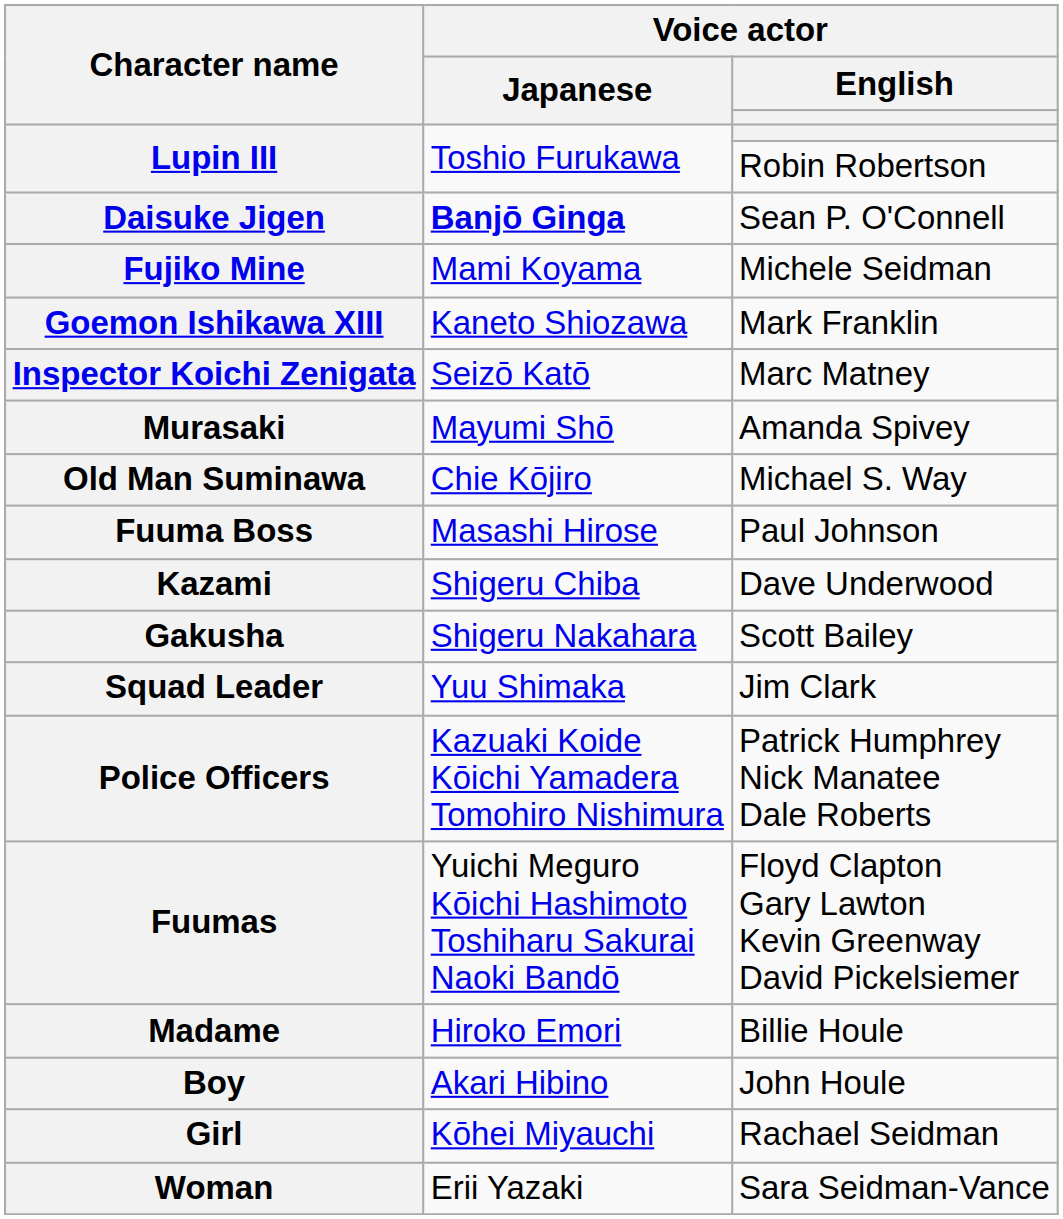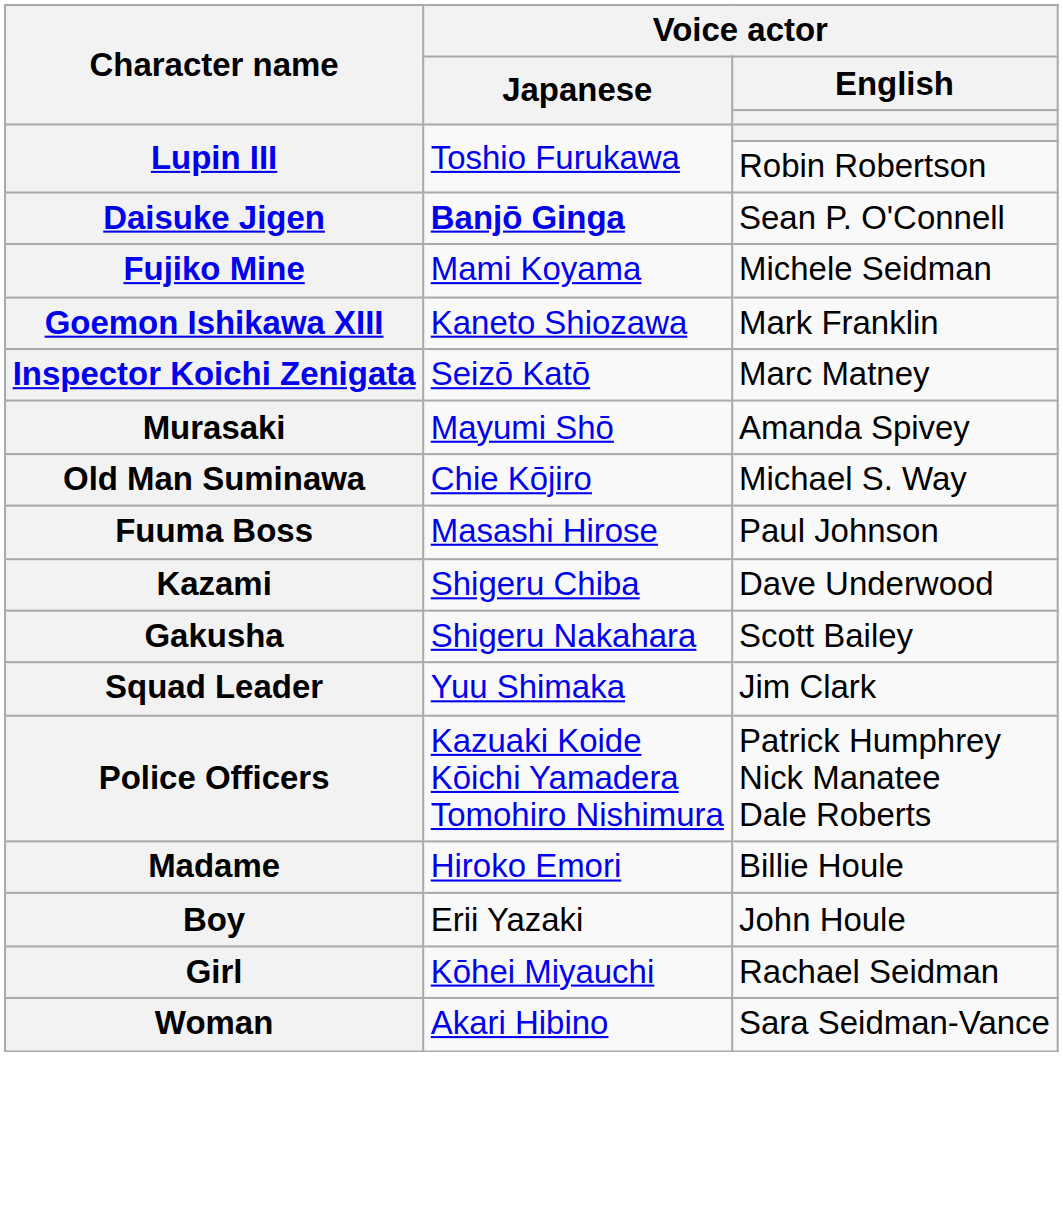- row: (214, 922)
(520, 1082) Akari Hibino -> (507, 919) Erii Yazaki
(507, 1187) Erii Yazaki -> (520, 1023) Akari Hibino
